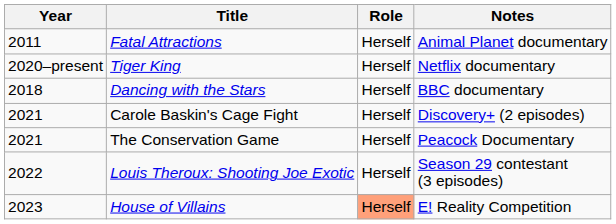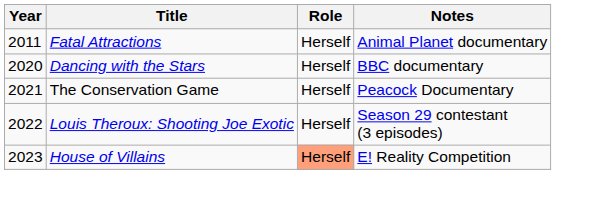- row: (145, 66)
(25, 90) 2018 -> (25, 66) 2020
- row: (204, 115)
